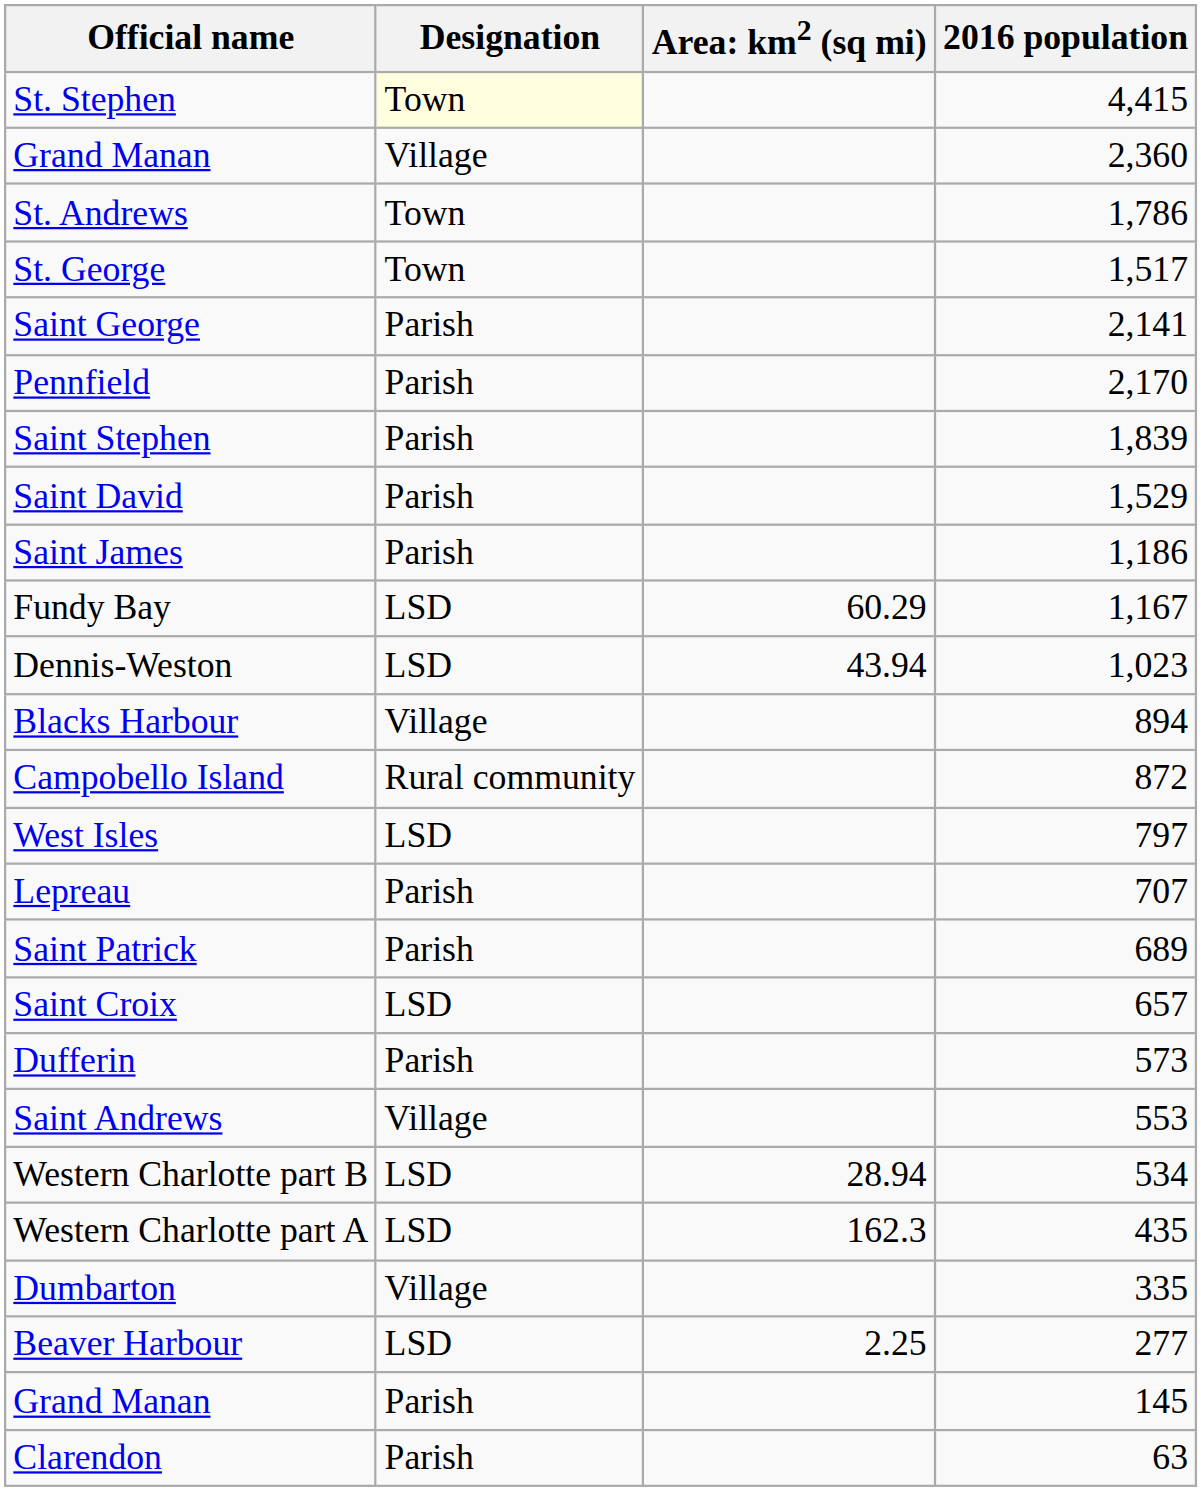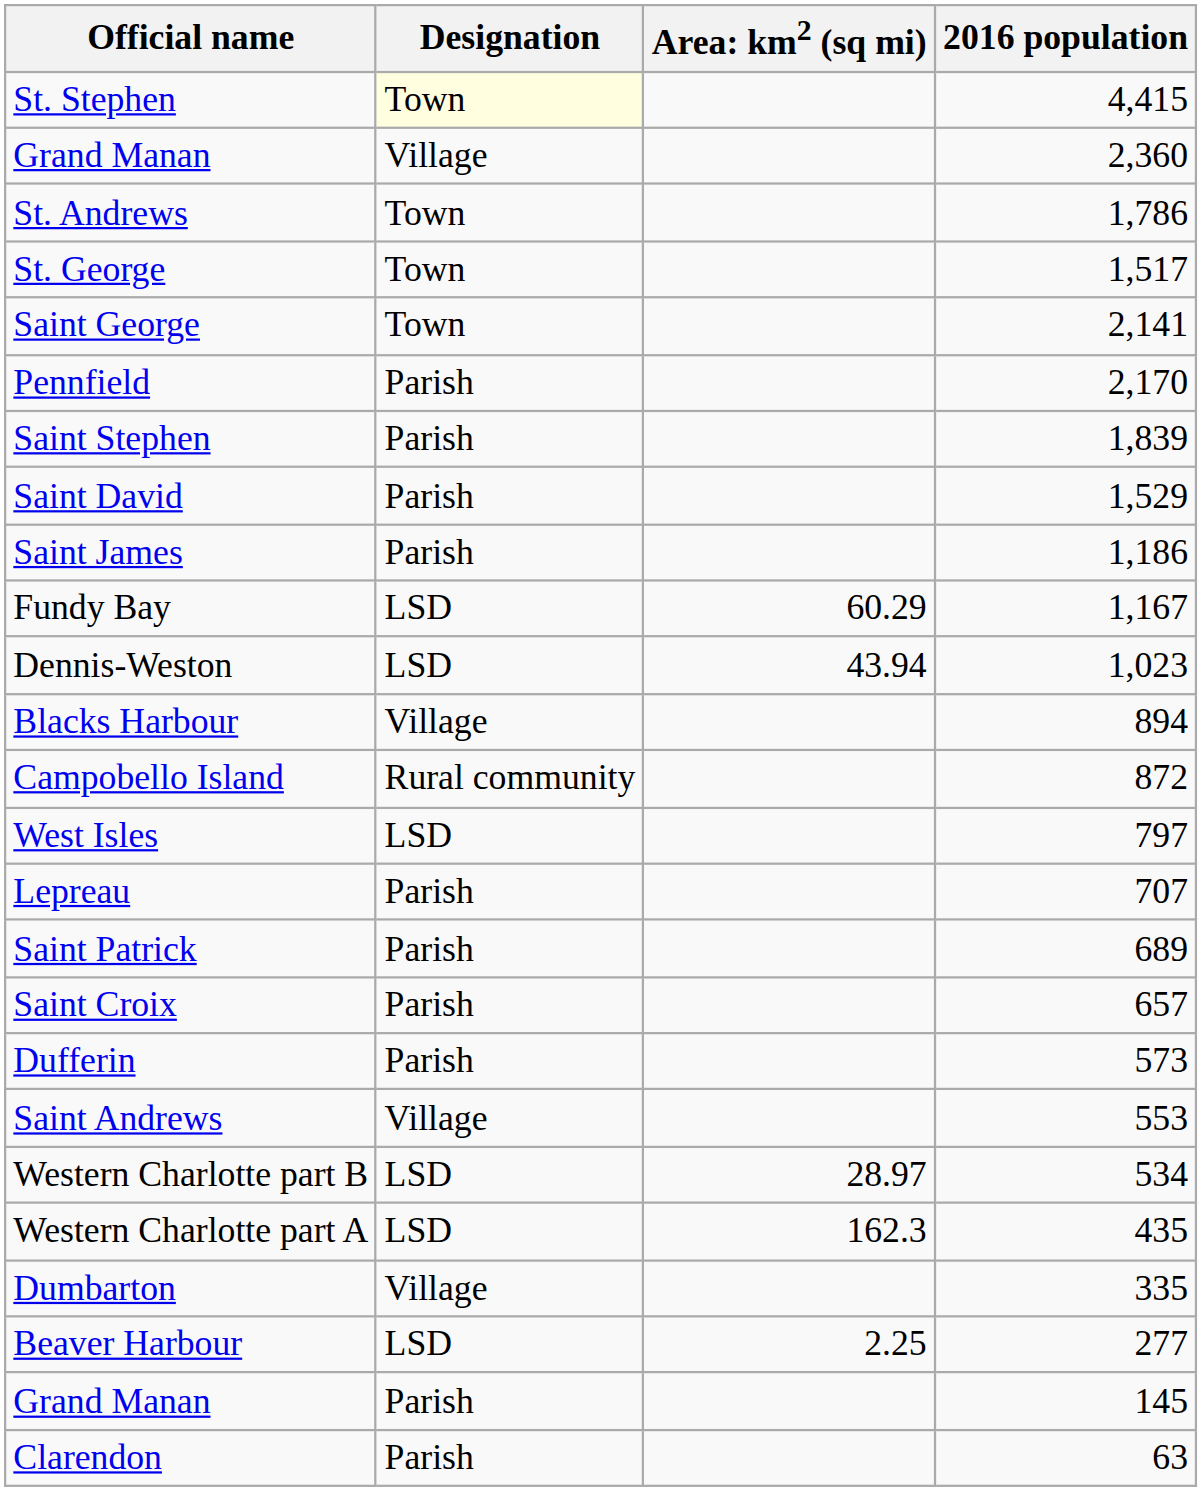(429, 325) Parish -> (425, 325) Town
(418, 1004) LSD -> (429, 1004) Parish
(887, 1174) 28.94 -> (887, 1174) 28.97
